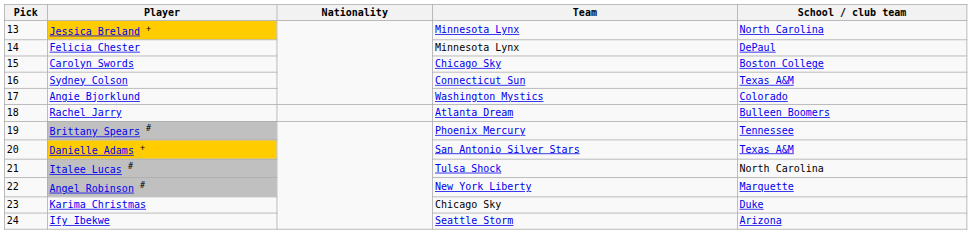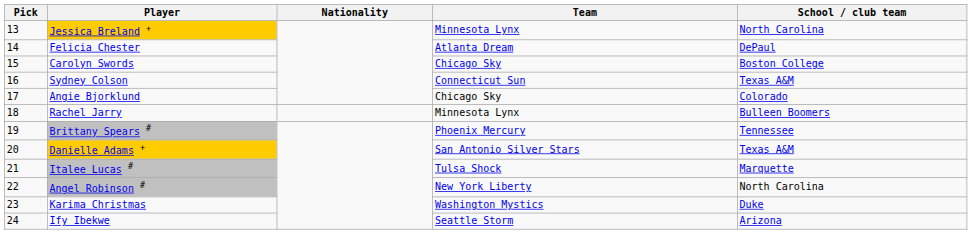(477, 48) Minnesota Lynx -> (474, 48) Atlanta Dream
(489, 97) Washington Mystics -> (468, 97) Chicago Sky
(474, 113) Atlanta Dream -> (477, 113) Minnesota Lynx
(782, 168) North Carolina -> (767, 168) Marquette
(767, 187) Marquette -> (782, 187) North Carolina
(468, 205) Chicago Sky -> (489, 205) Washington Mystics
